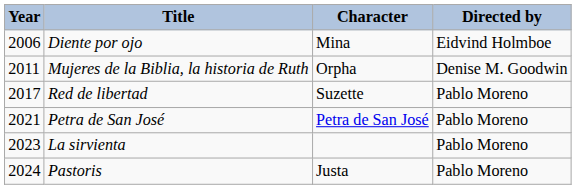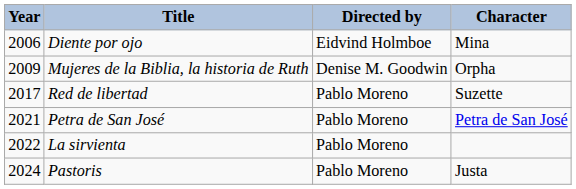columns swapped: (372, 17) <-> (502, 17)
(24, 68) 2011 -> (24, 68) 2009
(24, 145) 2023 -> (24, 145) 2022
